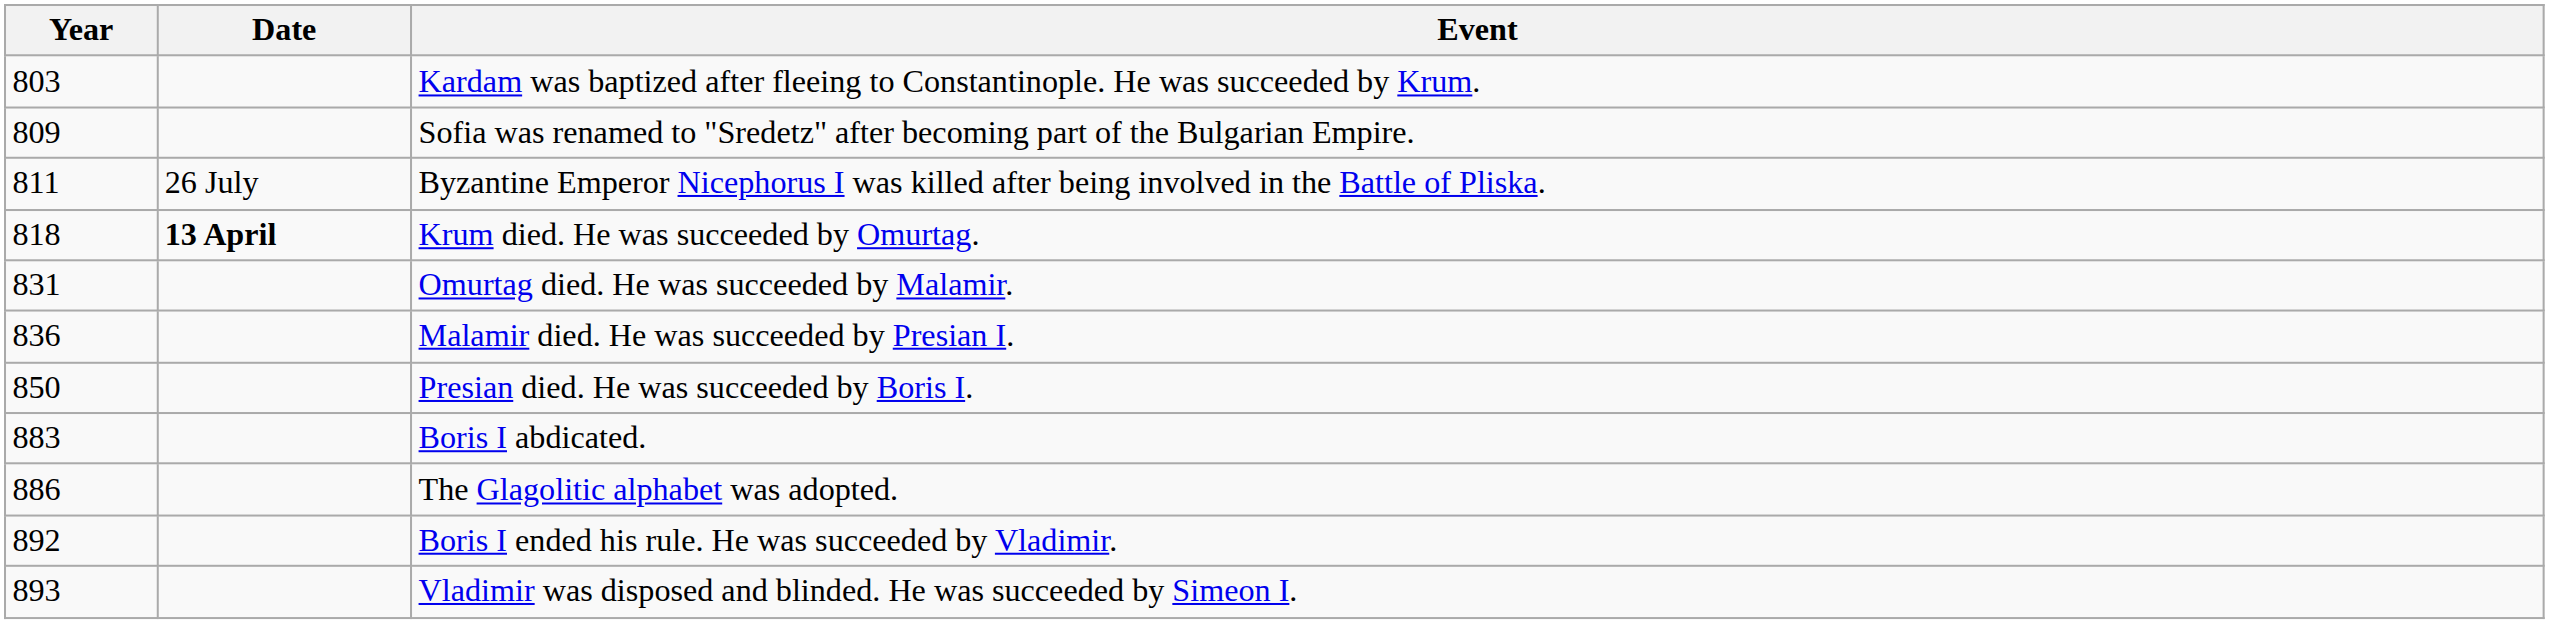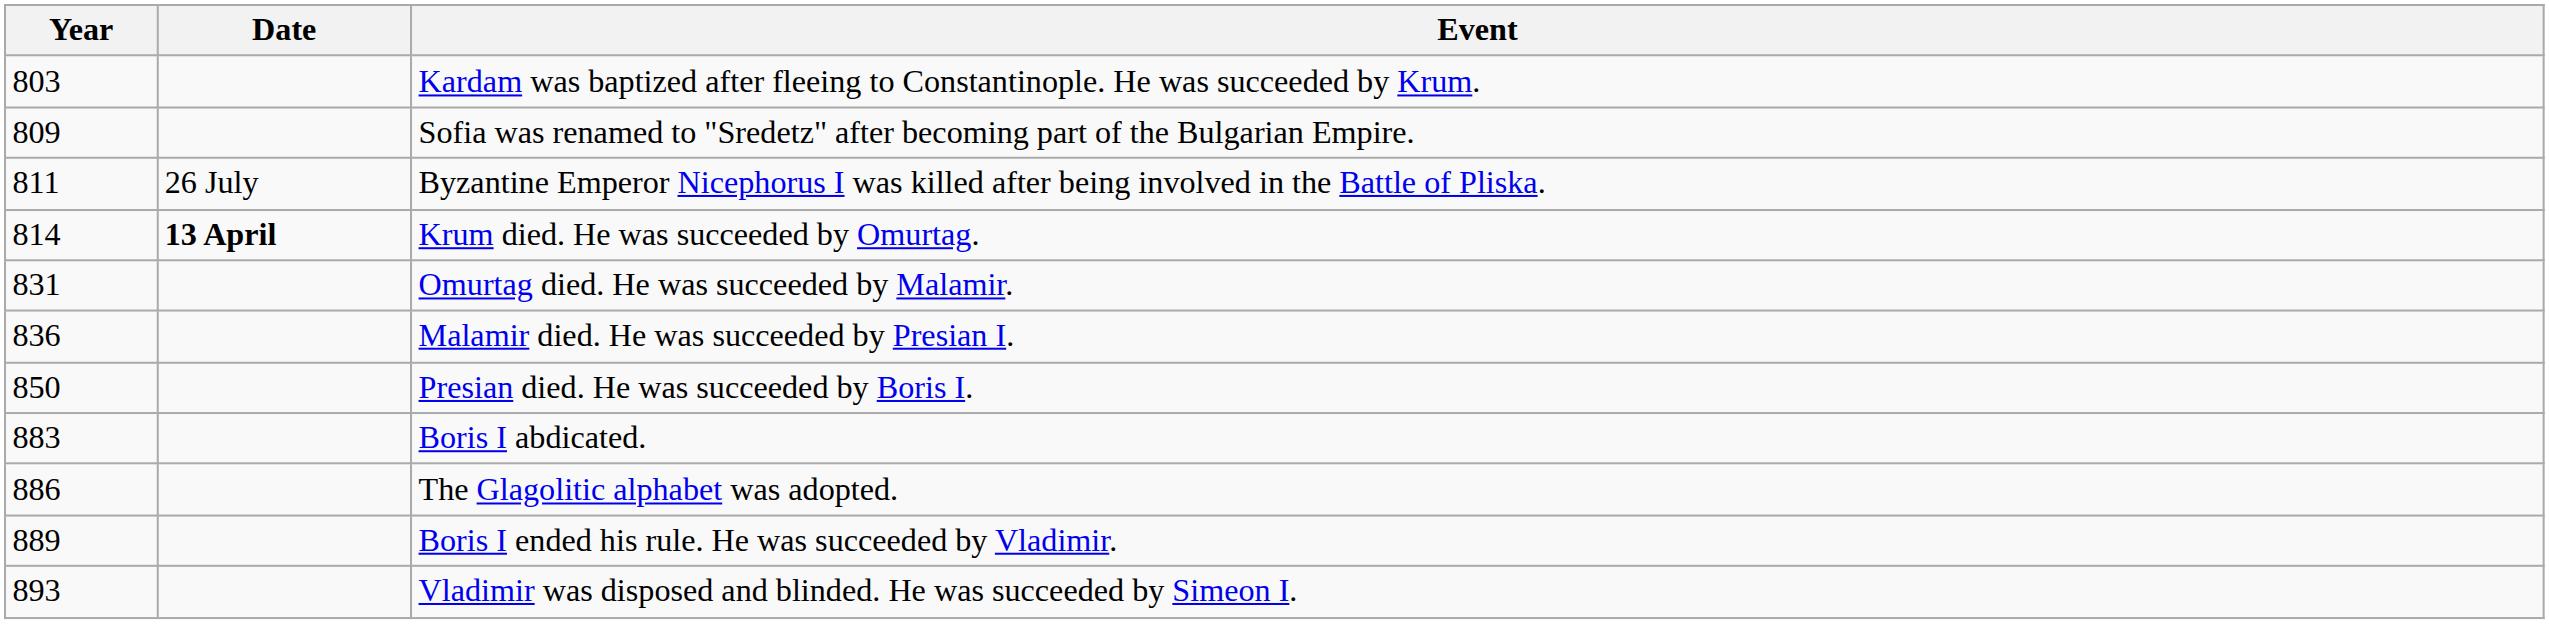(37, 234) 818 -> (37, 234) 814
(37, 540) 892 -> (37, 540) 889
